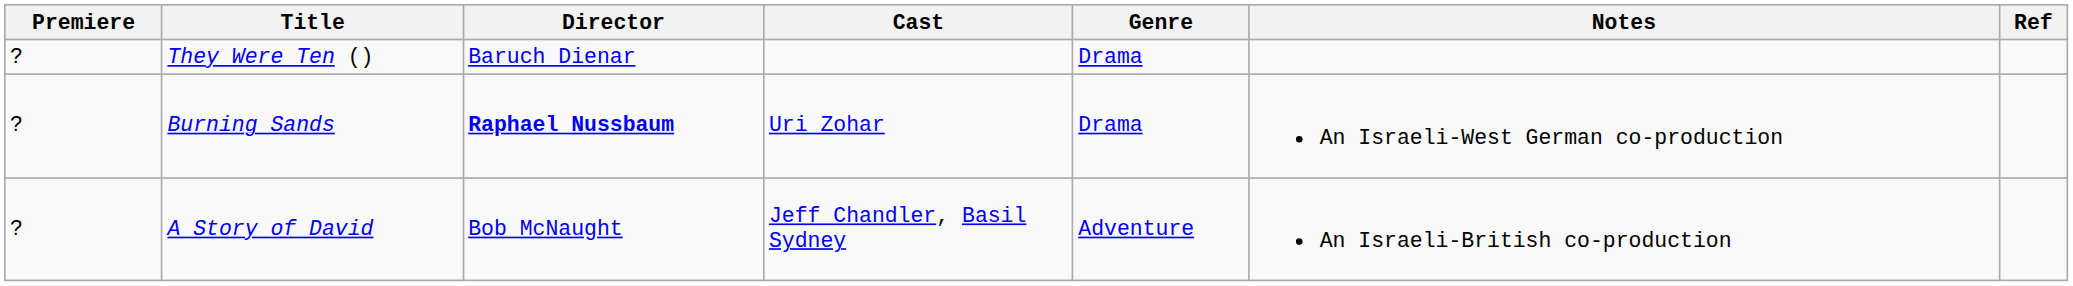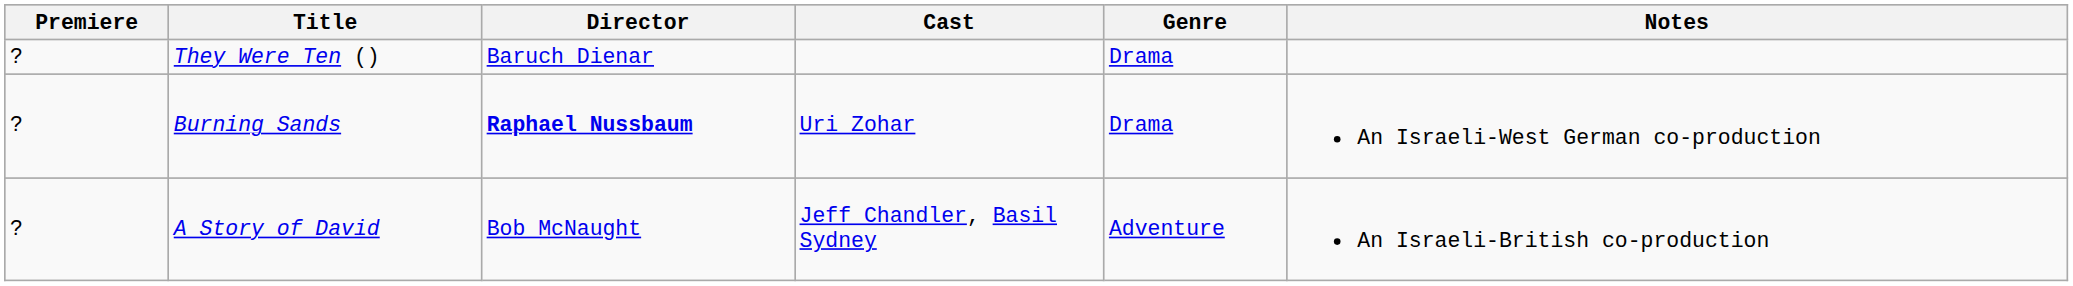- column: (2033, 22)
